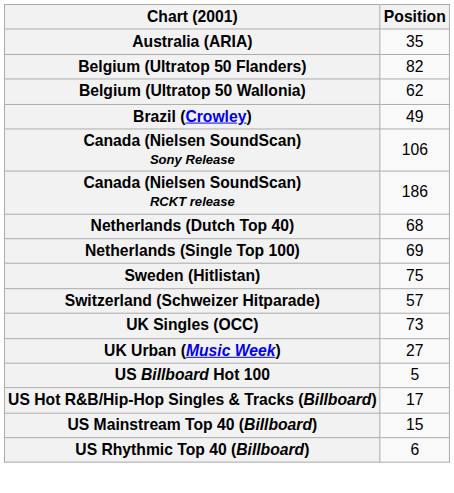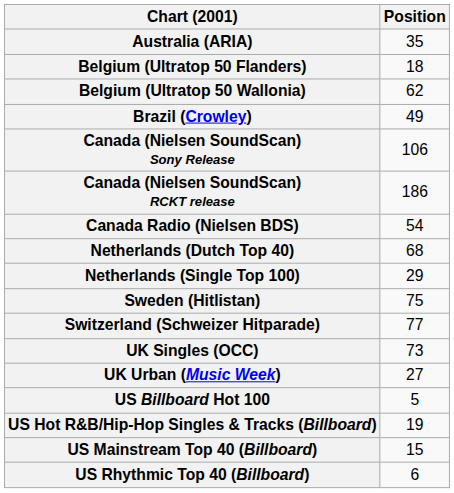(415, 66) 82 -> (415, 66) 18
+ row: (192, 226)
(415, 251) 69 -> (415, 276) 29
(415, 300) 57 -> (415, 325) 77
(415, 400) 17 -> (415, 425) 19
